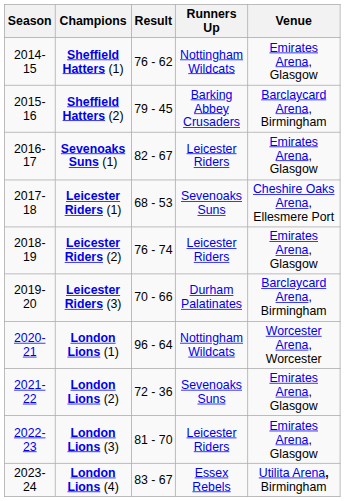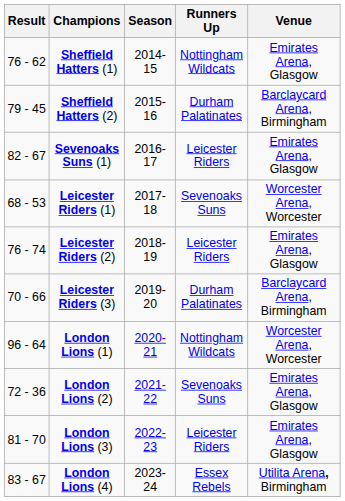columns swapped: (30, 21) <-> (153, 21)
(212, 108) Barking Abbey Crusaders -> (212, 108) Durham Palatinates
(294, 203) Cheshire Oaks Arena, Ellesmere Port -> (294, 203) Worcester Arena, Worcester
